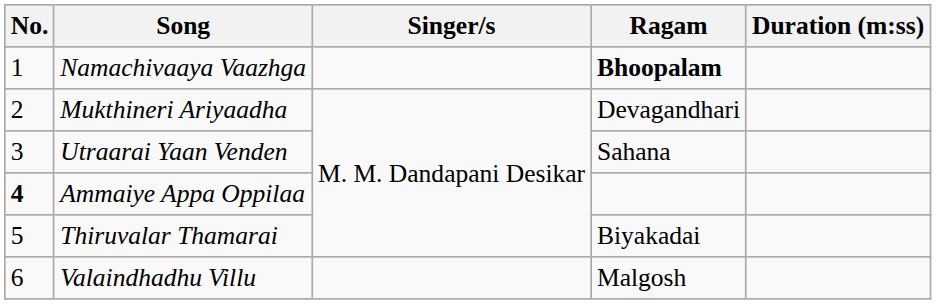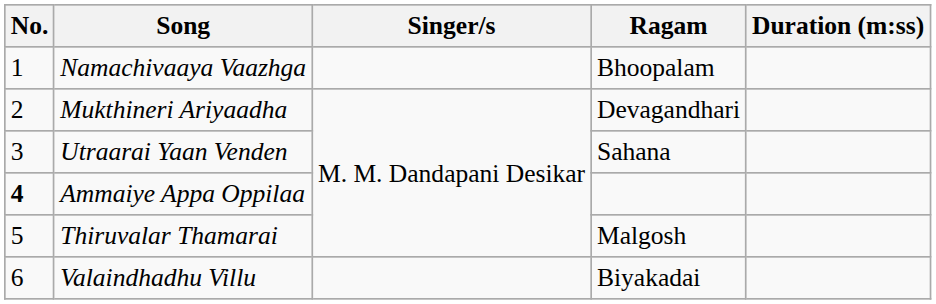(659, 67) bold -> (656, 67) normal
(649, 236) Biyakadai -> (642, 236) Malgosh
(642, 278) Malgosh -> (649, 278) Biyakadai
